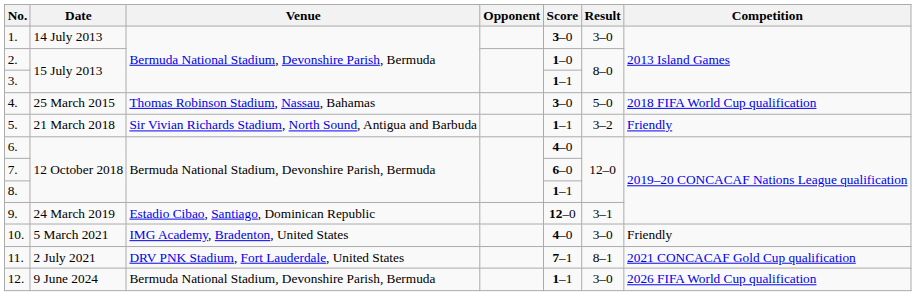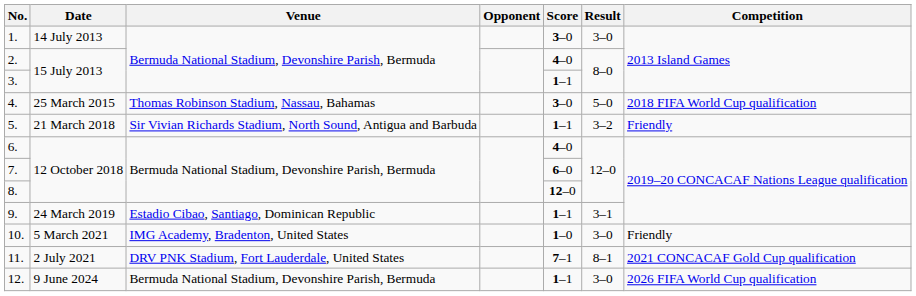(562, 59) 1–0 -> (562, 59) 4–0
(562, 190) 1–1 -> (562, 190) 12–0
(562, 212) 12–0 -> (562, 212) 1–1
(562, 234) 4–0 -> (562, 234) 1–0
